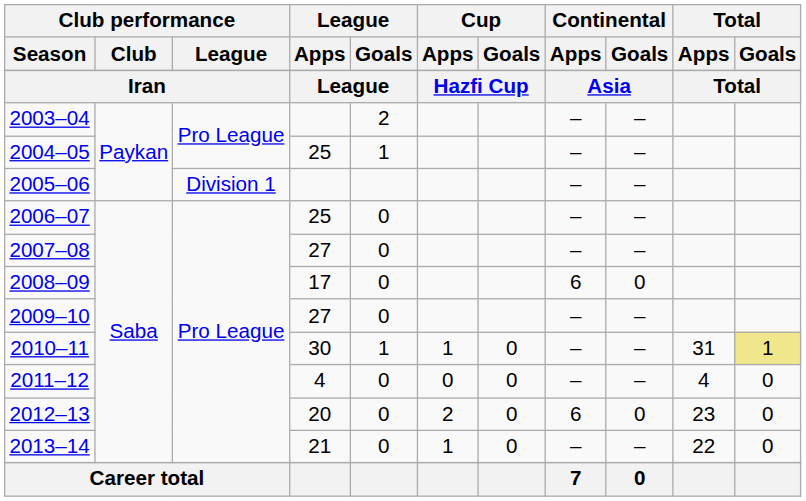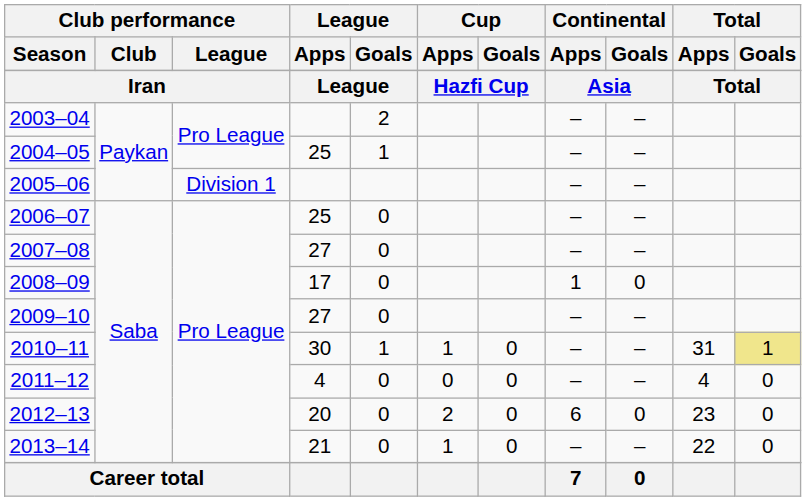(576, 282) 6 -> (576, 282) 1
